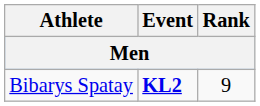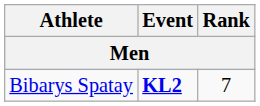(226, 85) 9 -> (226, 85) 7
